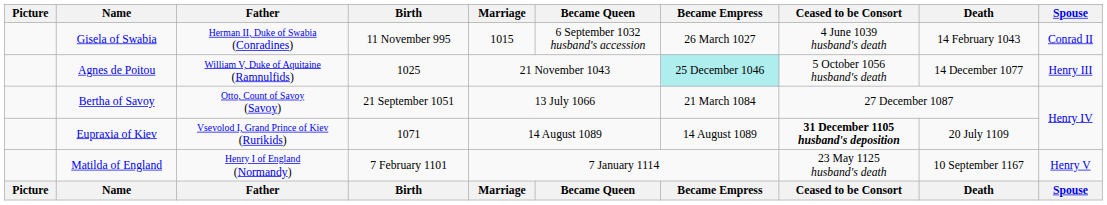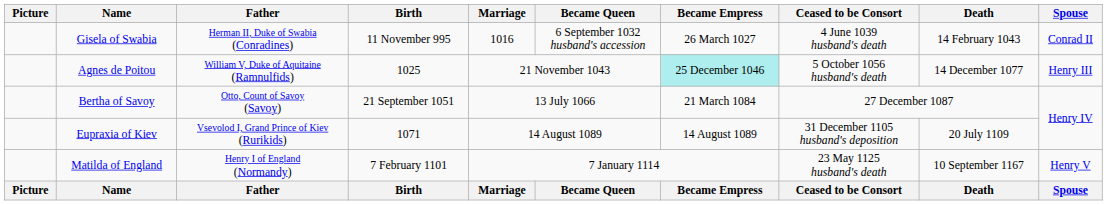(502, 38) 1015 -> (502, 38) 1016
(849, 133) bold -> (849, 133) normal
